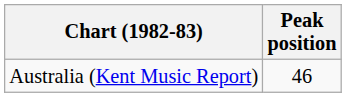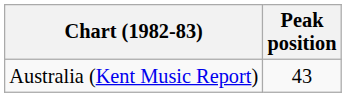(302, 75) 46 -> (302, 75) 43
